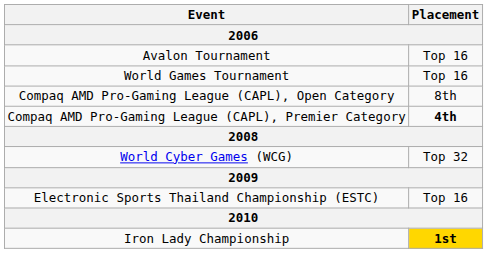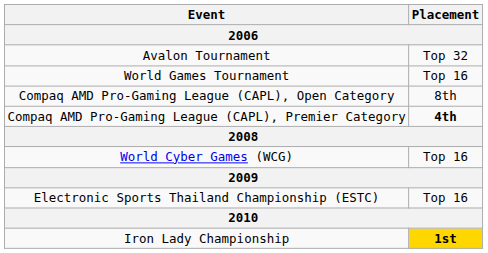(445, 55) Top 16 -> (445, 55) Top 32
(445, 157) Top 32 -> (445, 157) Top 16
